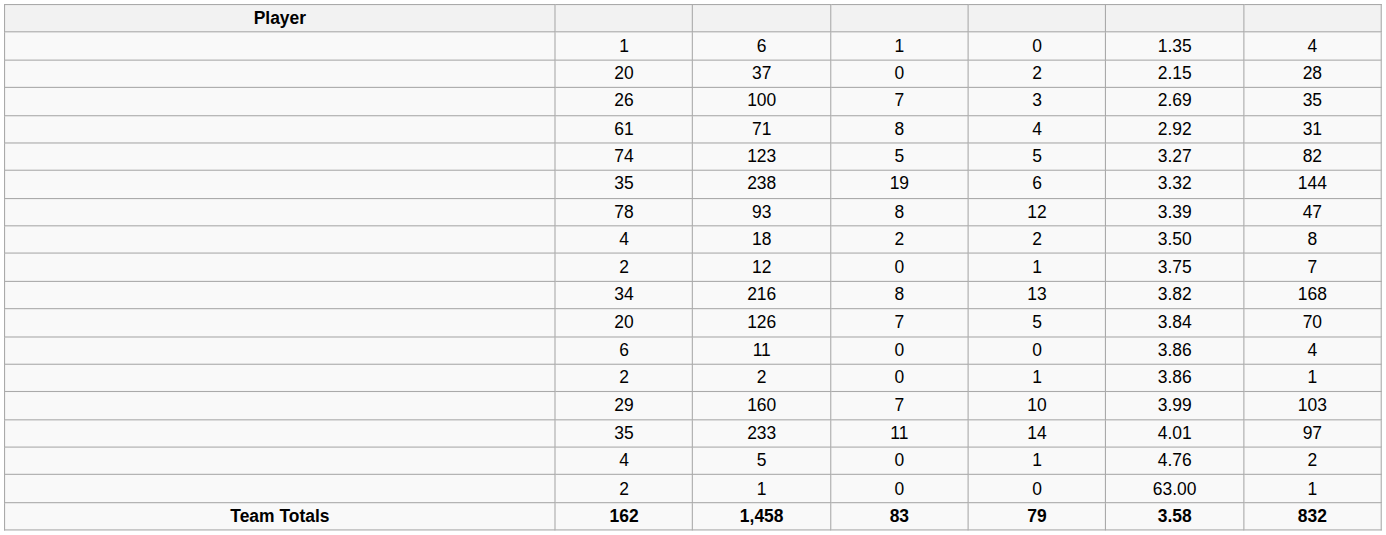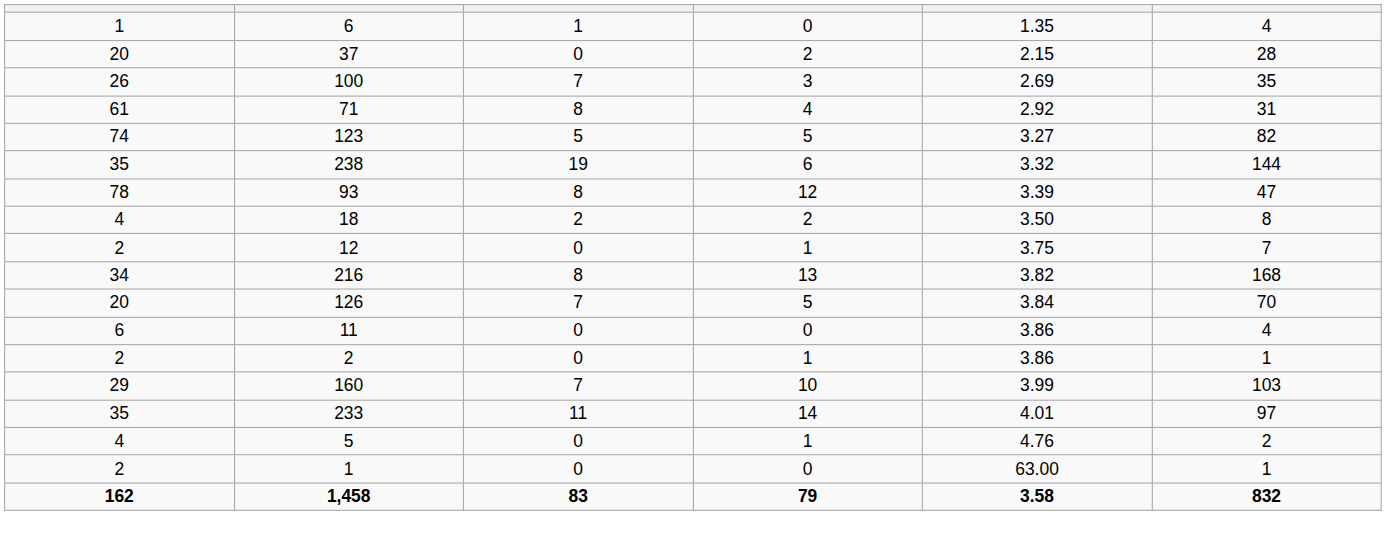- column: (280, 18)
